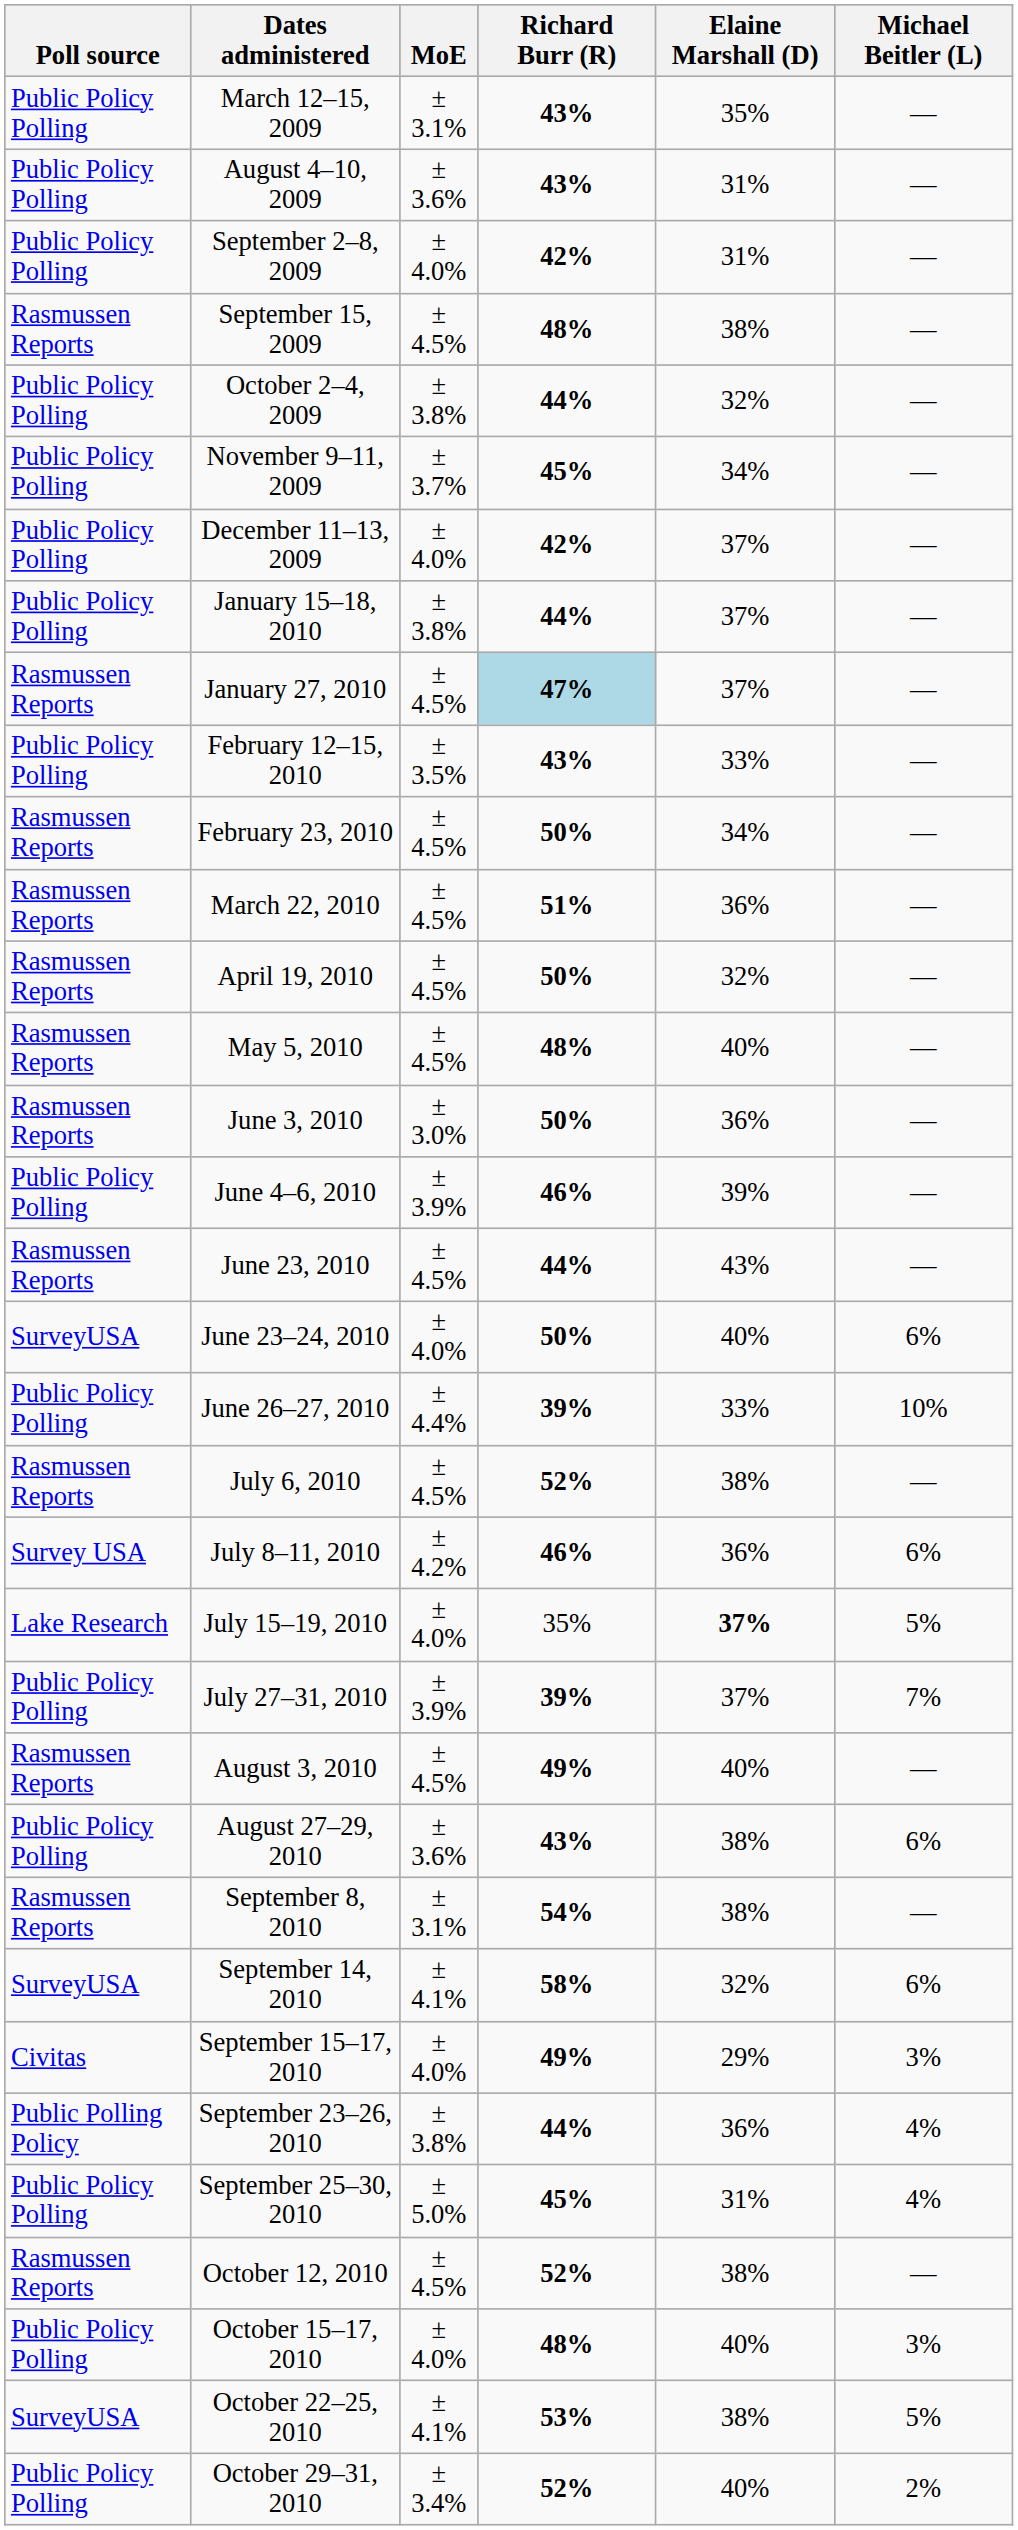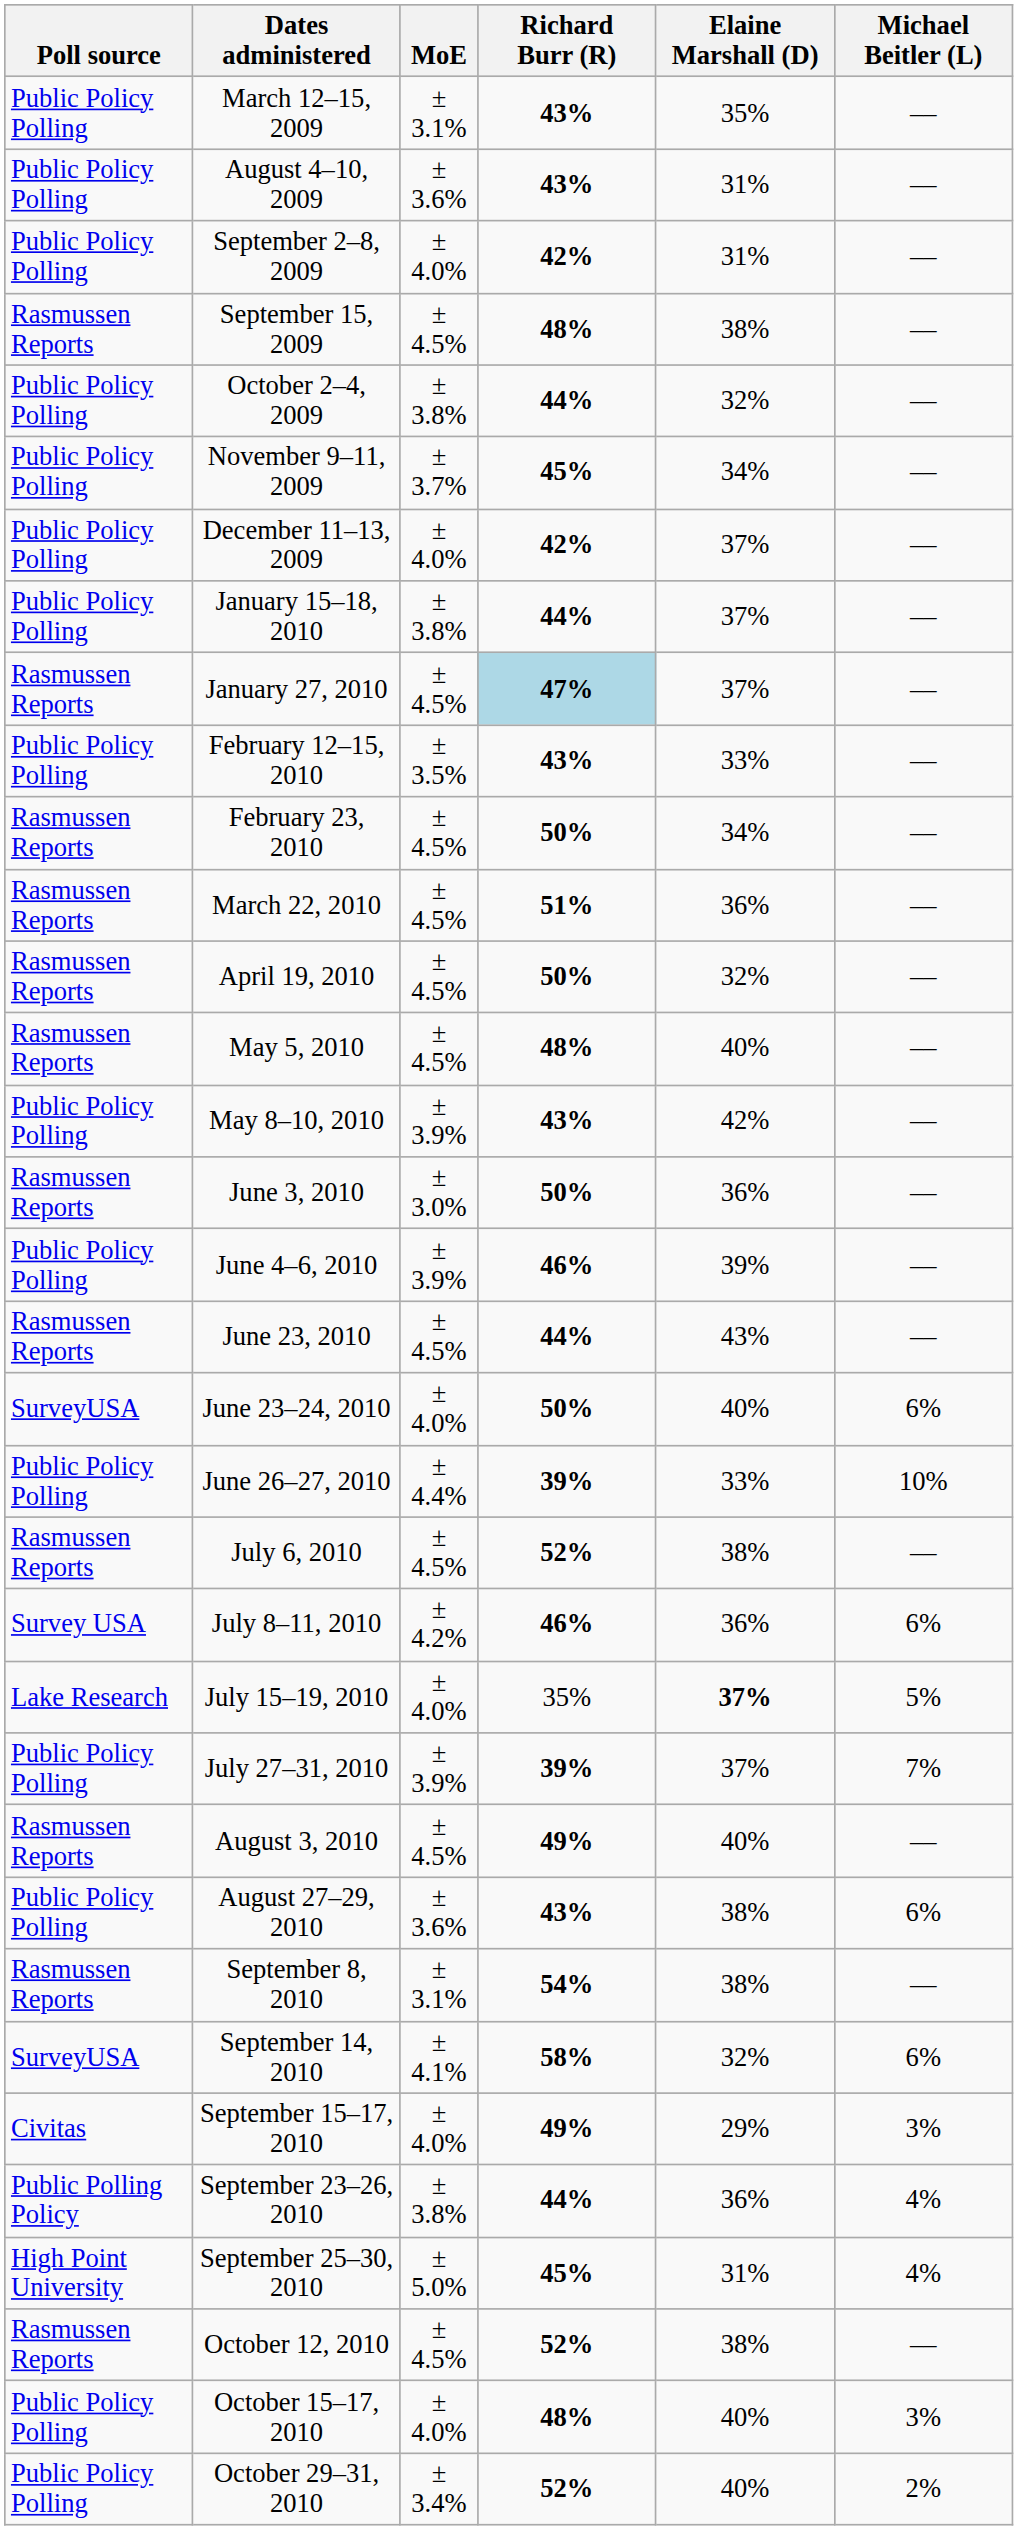+ row: (297, 1120)
(82, 2200) Public Policy Polling -> (69, 2272) High Point University
- row: (295, 2416)
